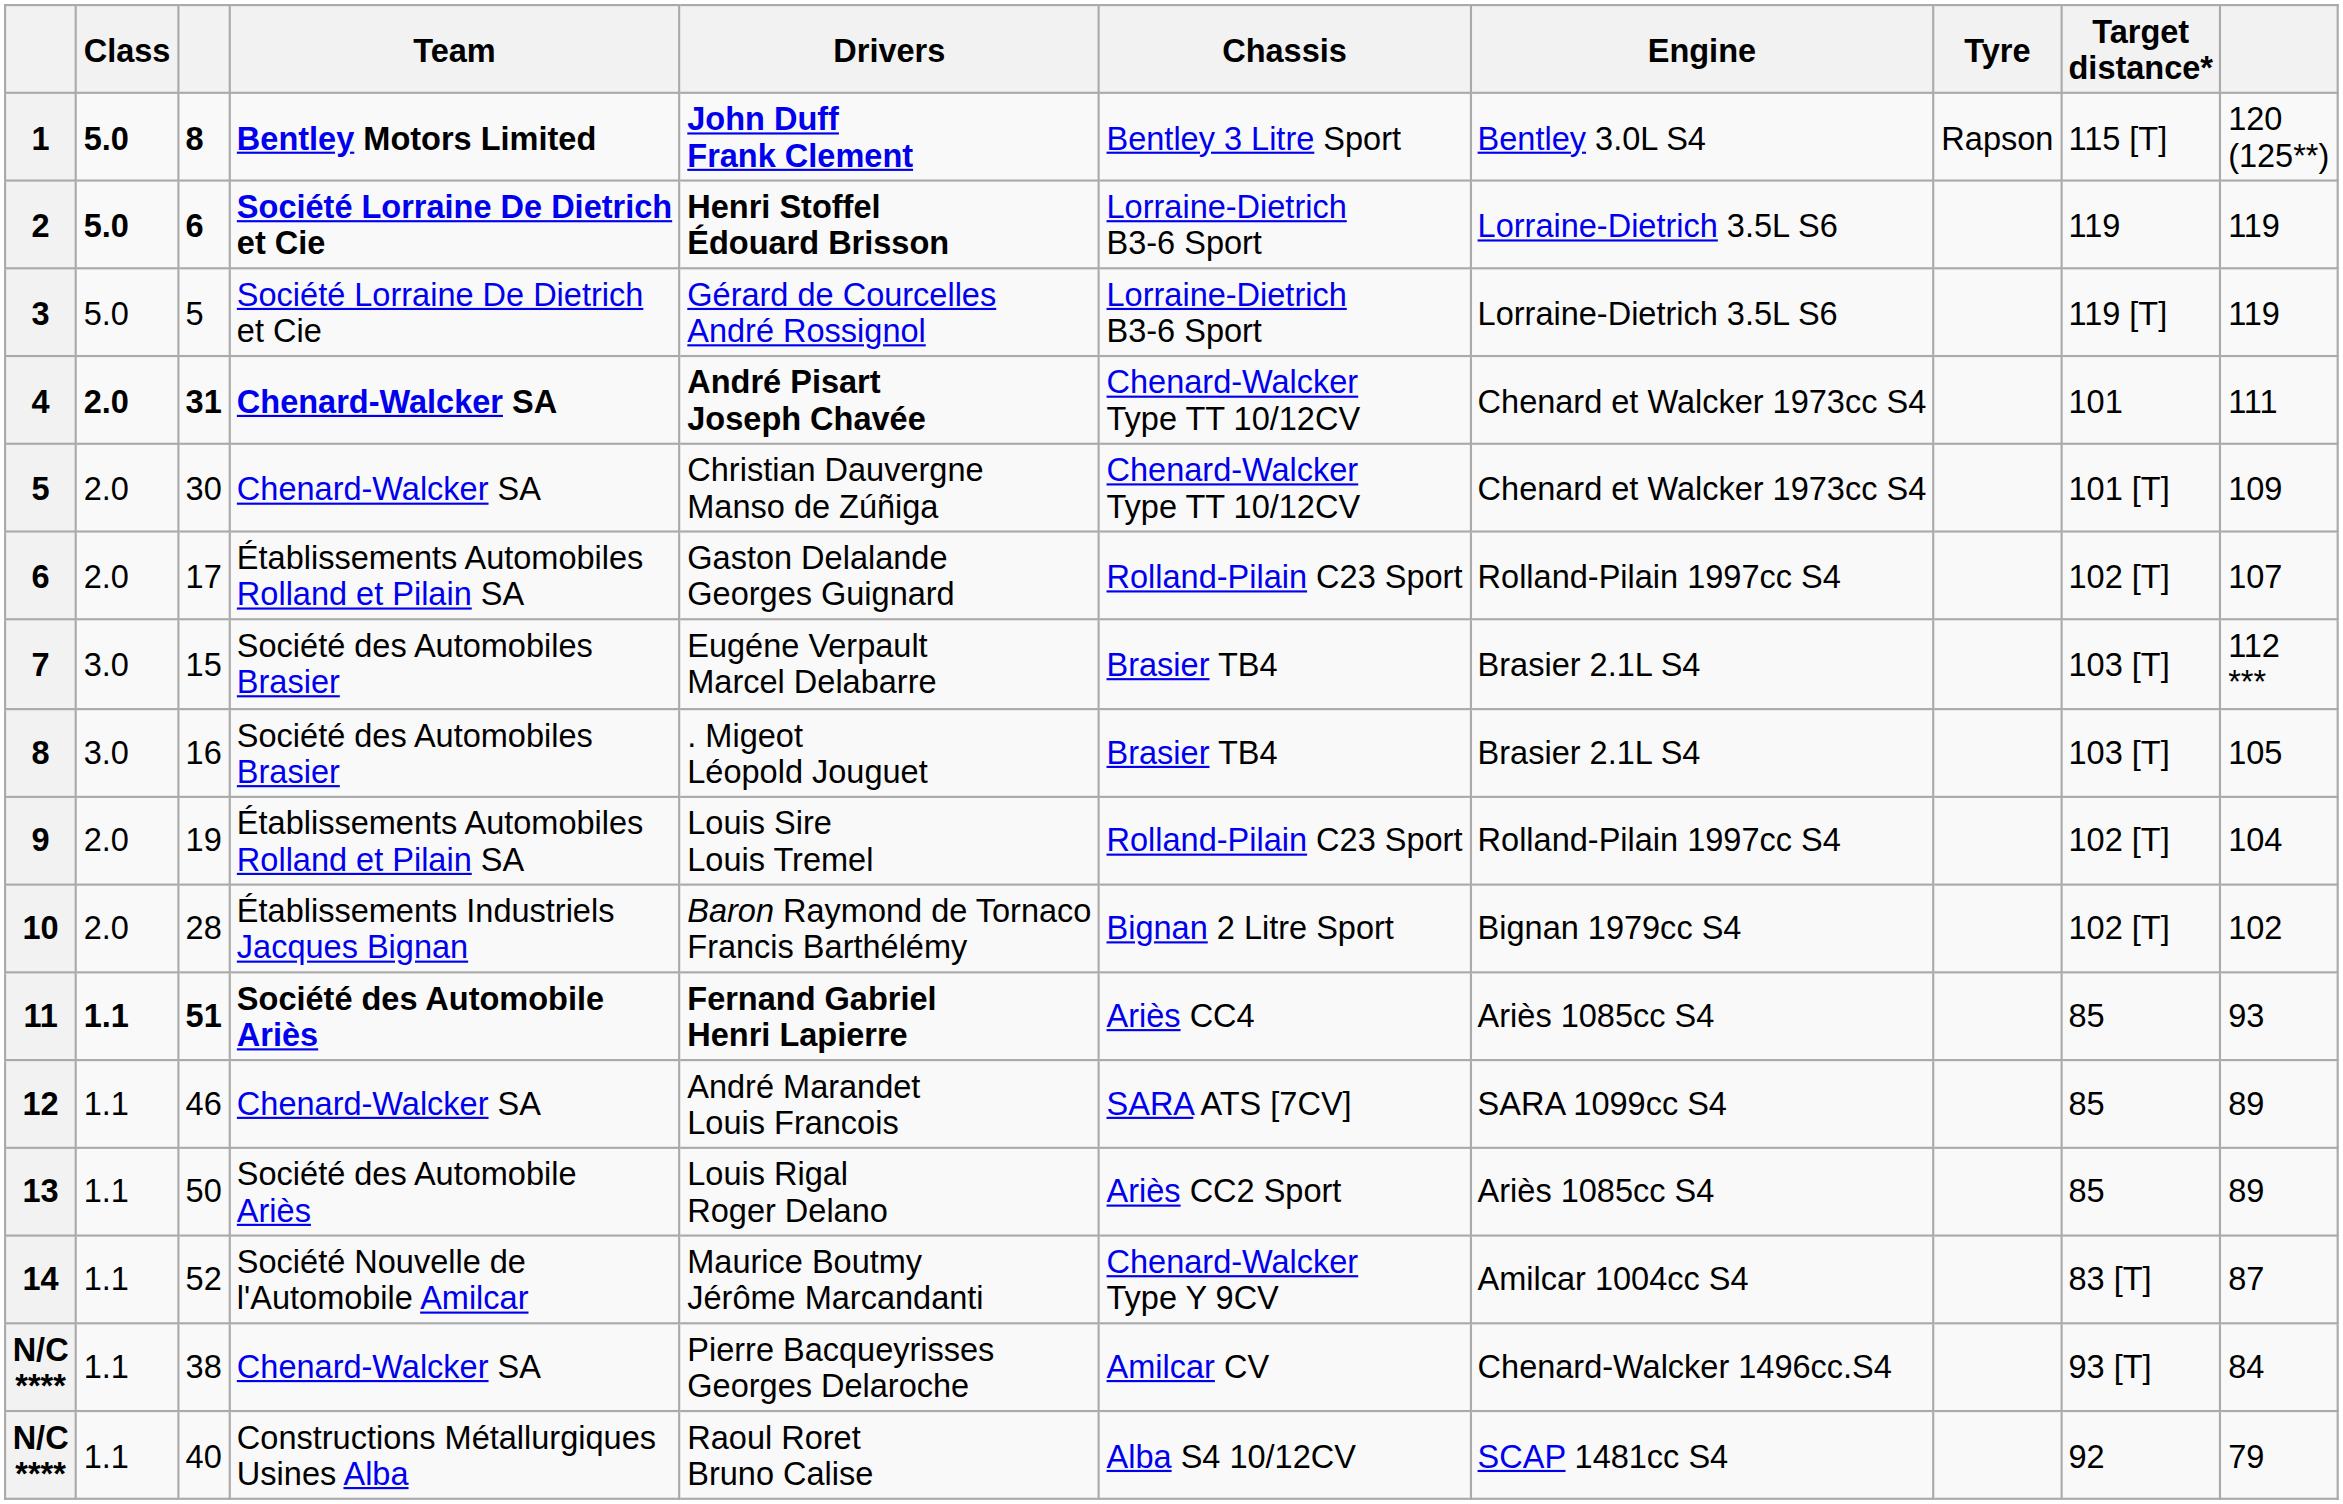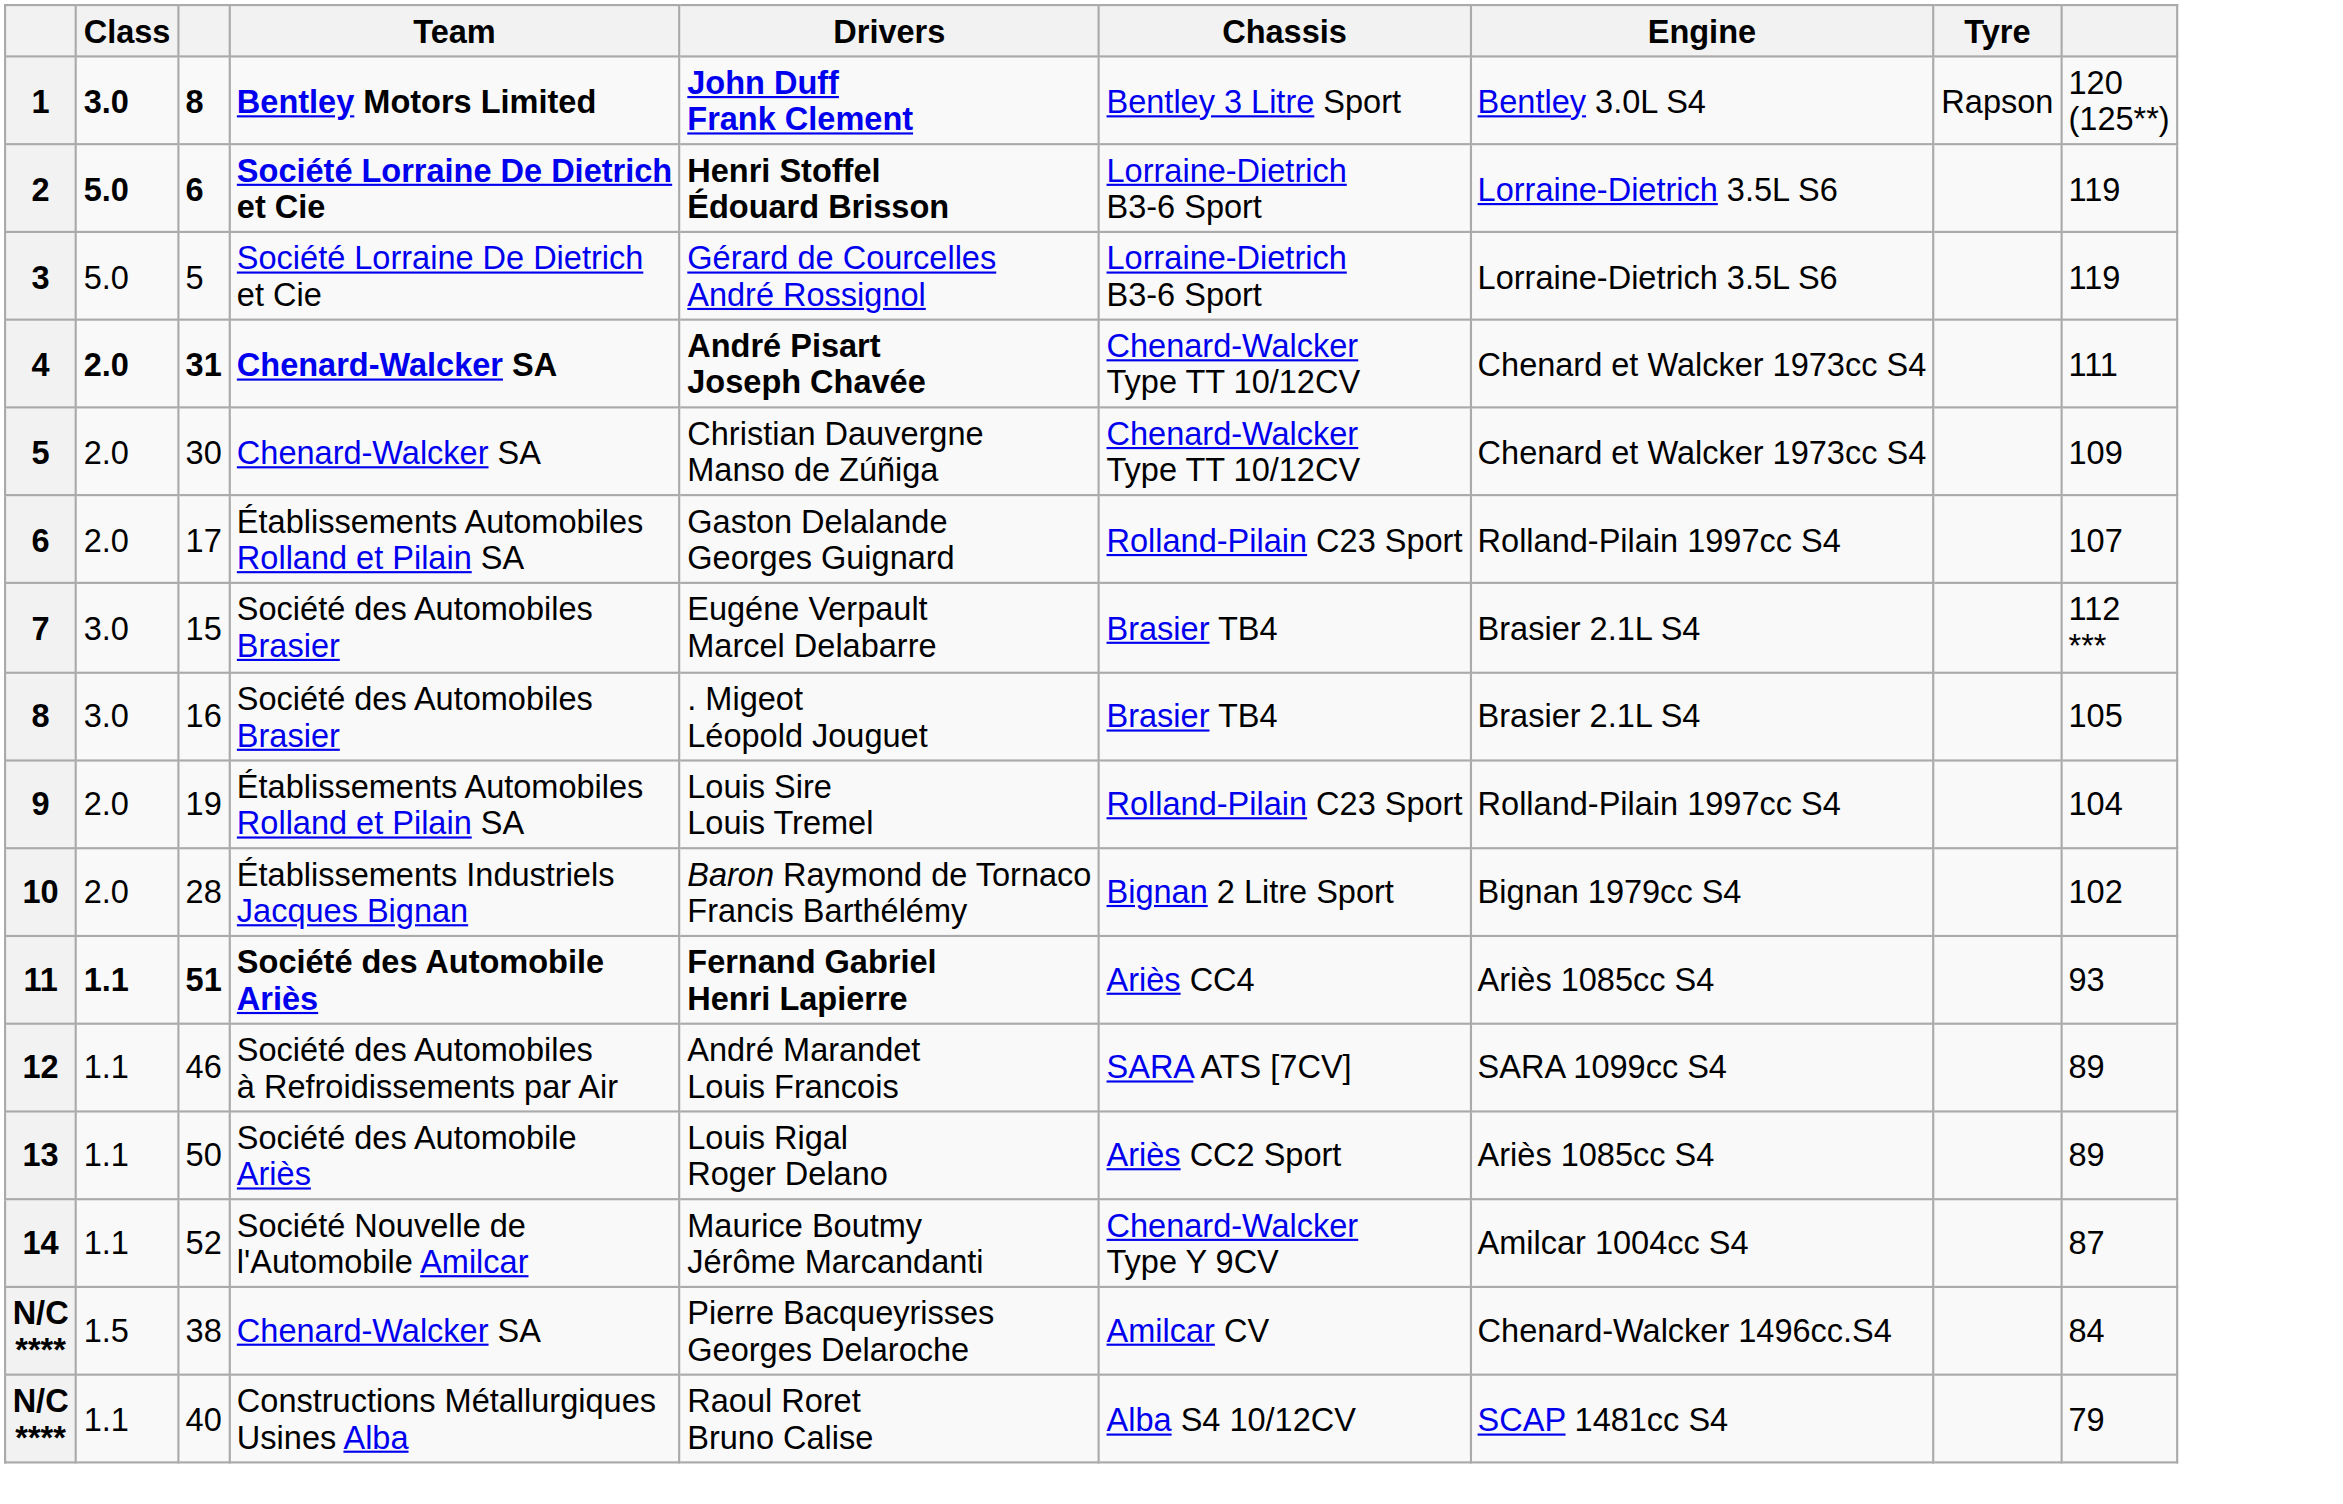- column: (2141, 49)
(106, 137) 5.0 -> (106, 101) 3.0
(389, 1104) Chenard-Walcker SA -> (427, 1067) Société des Automobiles à Refroidissements par Air
(106, 1367) 1.1 -> (106, 1331) 1.5
